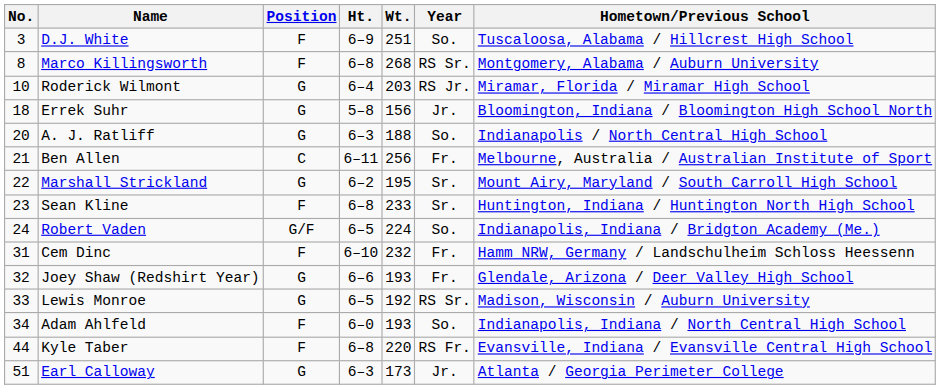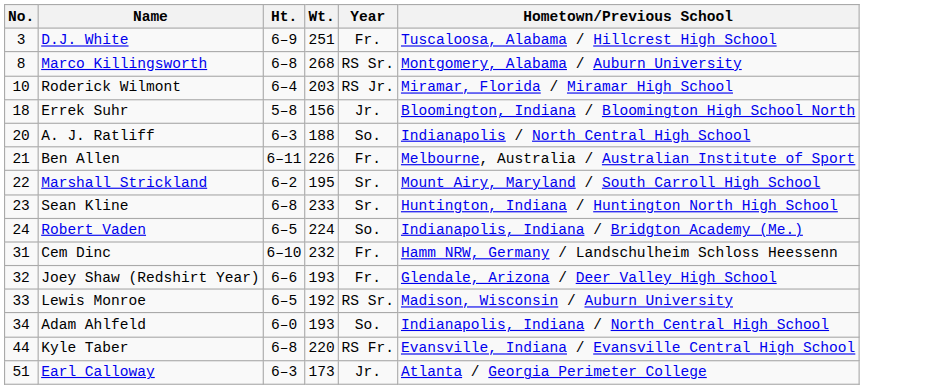- column: (302, 16)
(445, 40) So. -> (368, 40) Fr.
(398, 159) 256 -> (322, 159) 226
